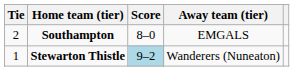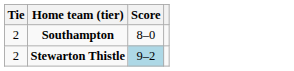- column: (223, 14)
(16, 55) 1 -> (16, 55) 2
